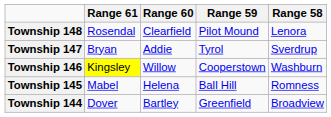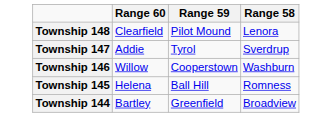- column: (112, 13)
